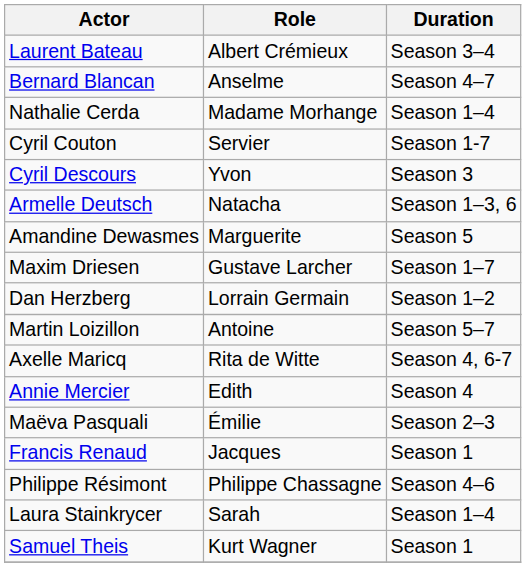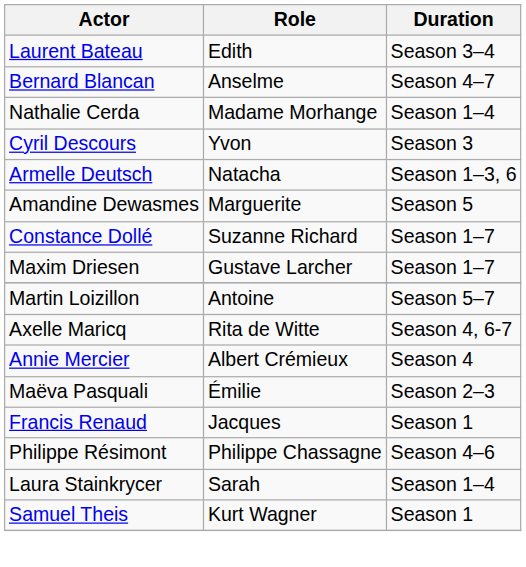(278, 50) Albert Crémieux -> (230, 50) Edith
- row: (63, 143)
+ row: (81, 236)
- row: (70, 298)
(230, 391) Edith -> (278, 360) Albert Crémieux
